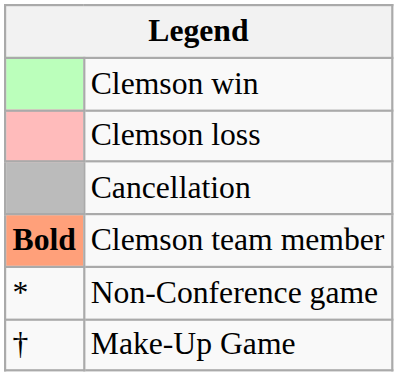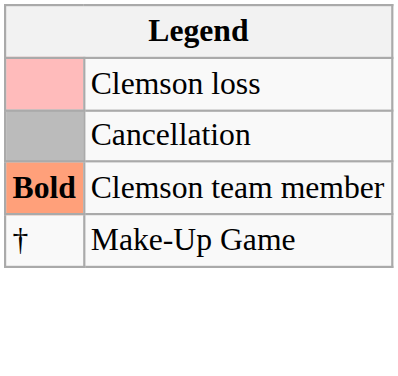- row: (175, 83)
- row: (234, 292)
